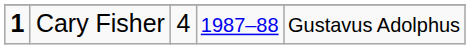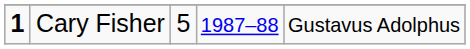(183, 24) 4 -> (183, 24) 5
